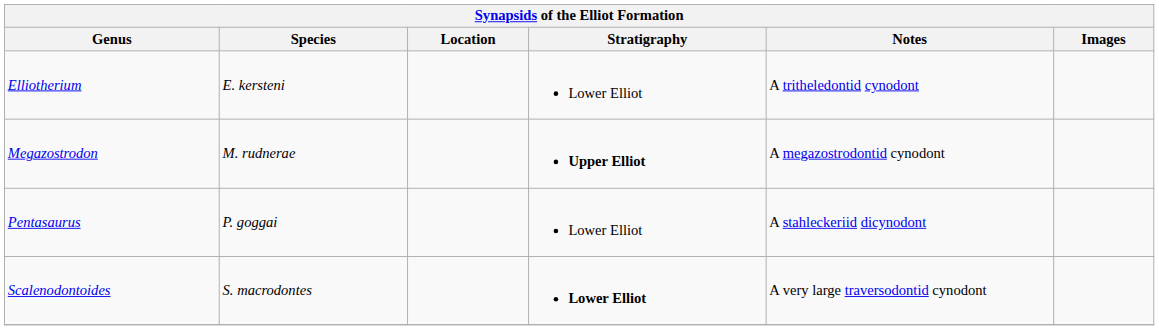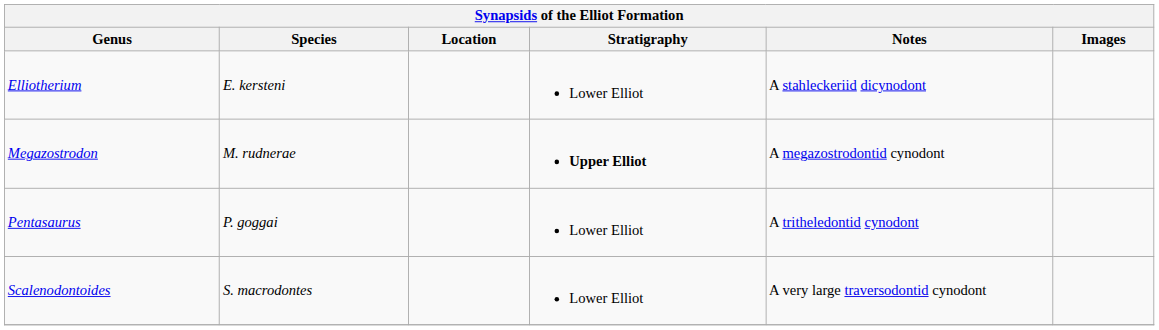(844, 84) A tritheledontid cynodont -> (848, 84) A stahleckeriid dicynodont
(848, 222) A stahleckeriid dicynodont -> (844, 222) A tritheledontid cynodont
(647, 299) bold -> (648, 299) normal
